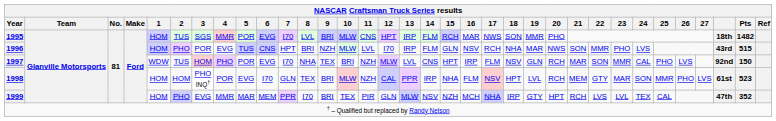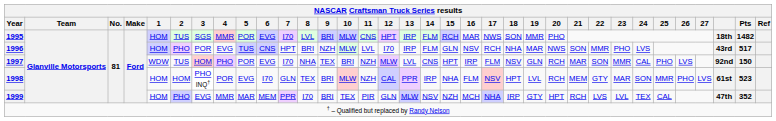(745, 49) 515 -> (745, 49) 517
